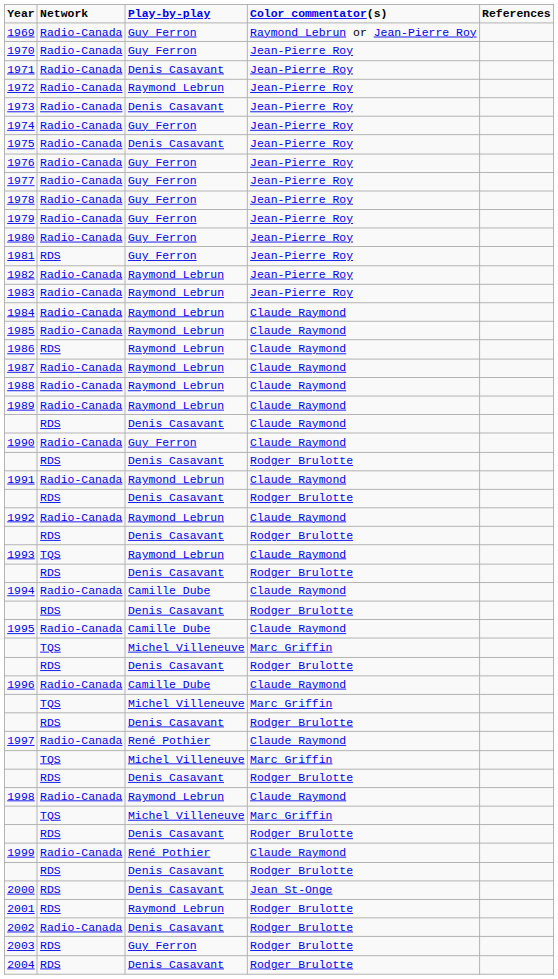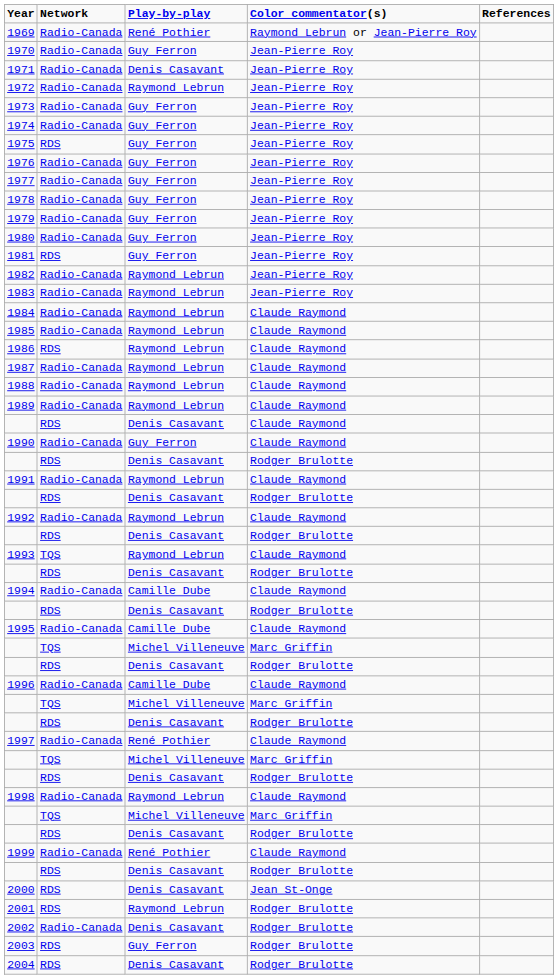(162, 32) Guy Ferron -> (169, 32) René Pothier
(176, 107) Denis Casavant -> (162, 107) Guy Ferron
(81, 144) Radio-Canada -> (50, 144) RDS
(176, 144) Denis Casavant -> (162, 144) Guy Ferron
